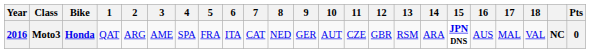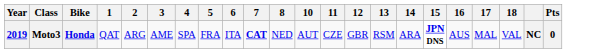- column: (306, 12)
(17, 34) 2016 -> (17, 34) 2019
(256, 34) normal -> (256, 34) bold
